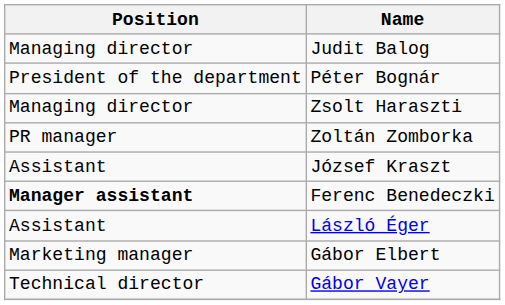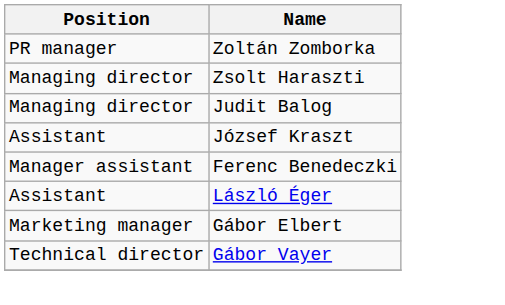rows swapped: (370, 49) <-> (392, 137)
- row: (375, 78)
(101, 196) bold -> (101, 167) normal
